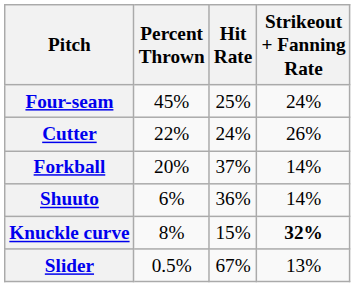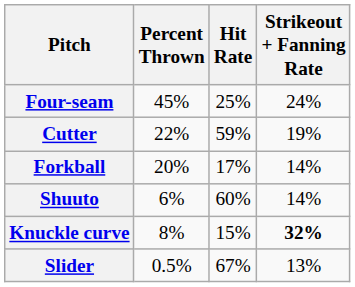(233, 133) 24% -> (233, 133) 59%
(304, 133) 26% -> (304, 133) 19%
(233, 166) 37% -> (233, 166) 17%
(233, 199) 36% -> (233, 199) 60%
